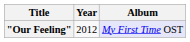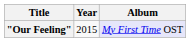(87, 29) 2012 -> (87, 29) 2015
